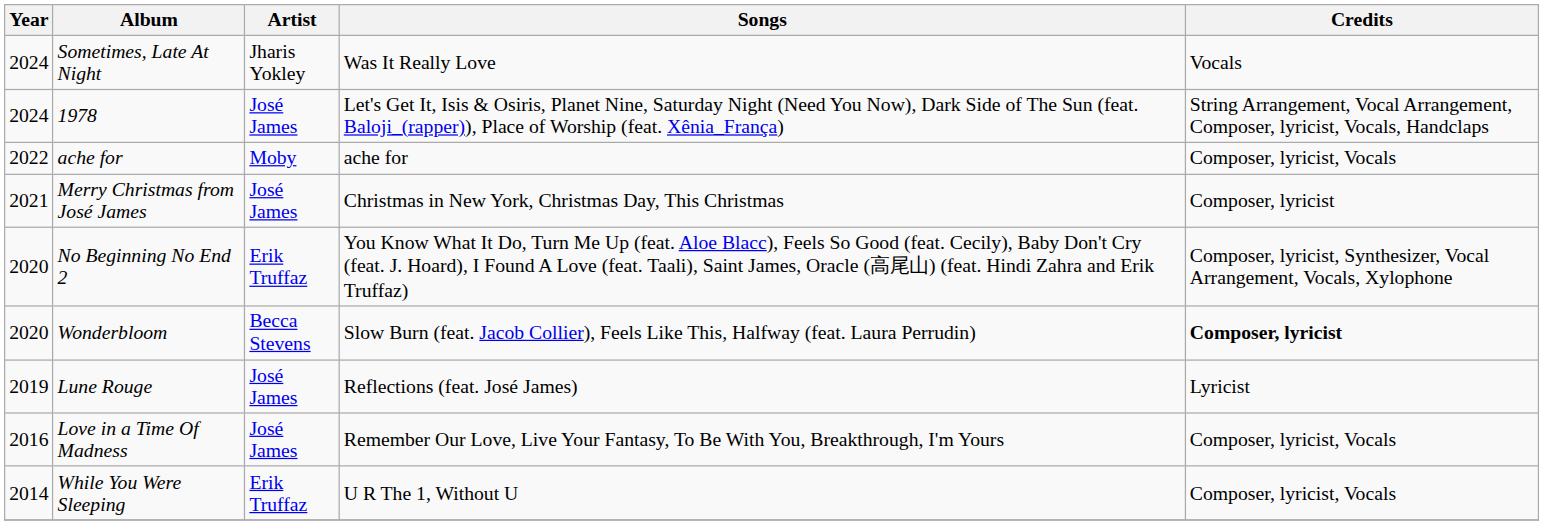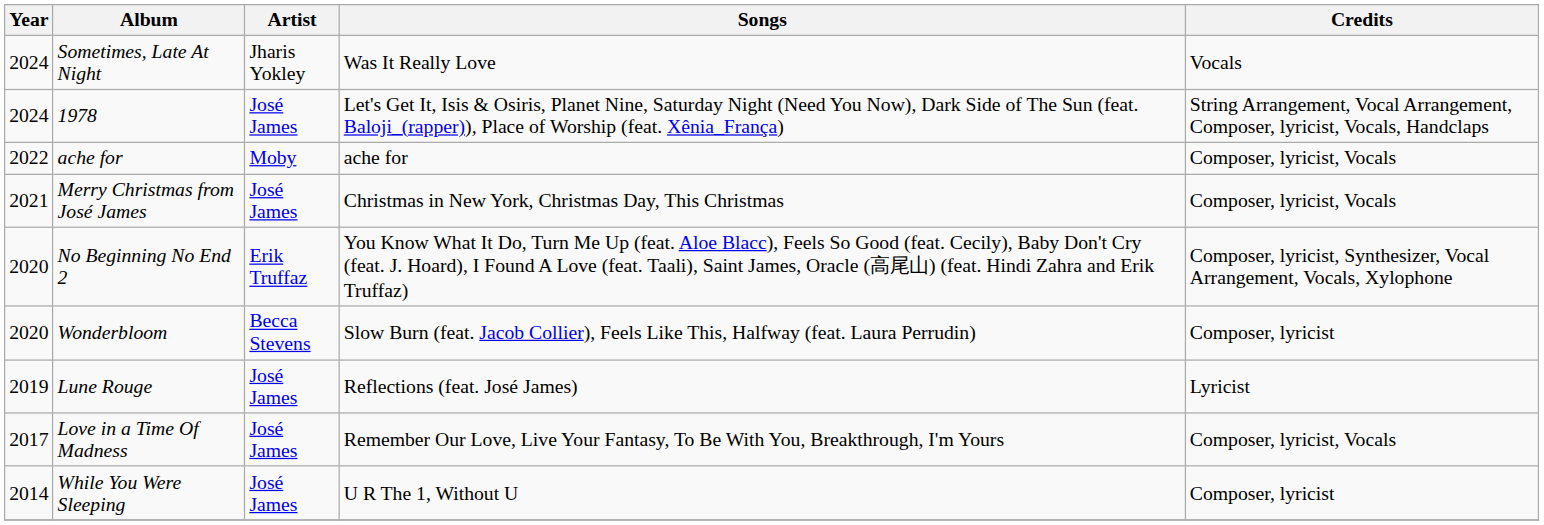(1262, 200) Composer, lyricist -> (1293, 200) Composer, lyricist, Vocals
(1266, 332) bold -> (1262, 332) normal
(29, 439) 2016 -> (29, 439) 2017
(278, 492) Erik Truffaz -> (273, 492) José James
(1293, 492) Composer, lyricist, Vocals -> (1262, 492) Composer, lyricist
